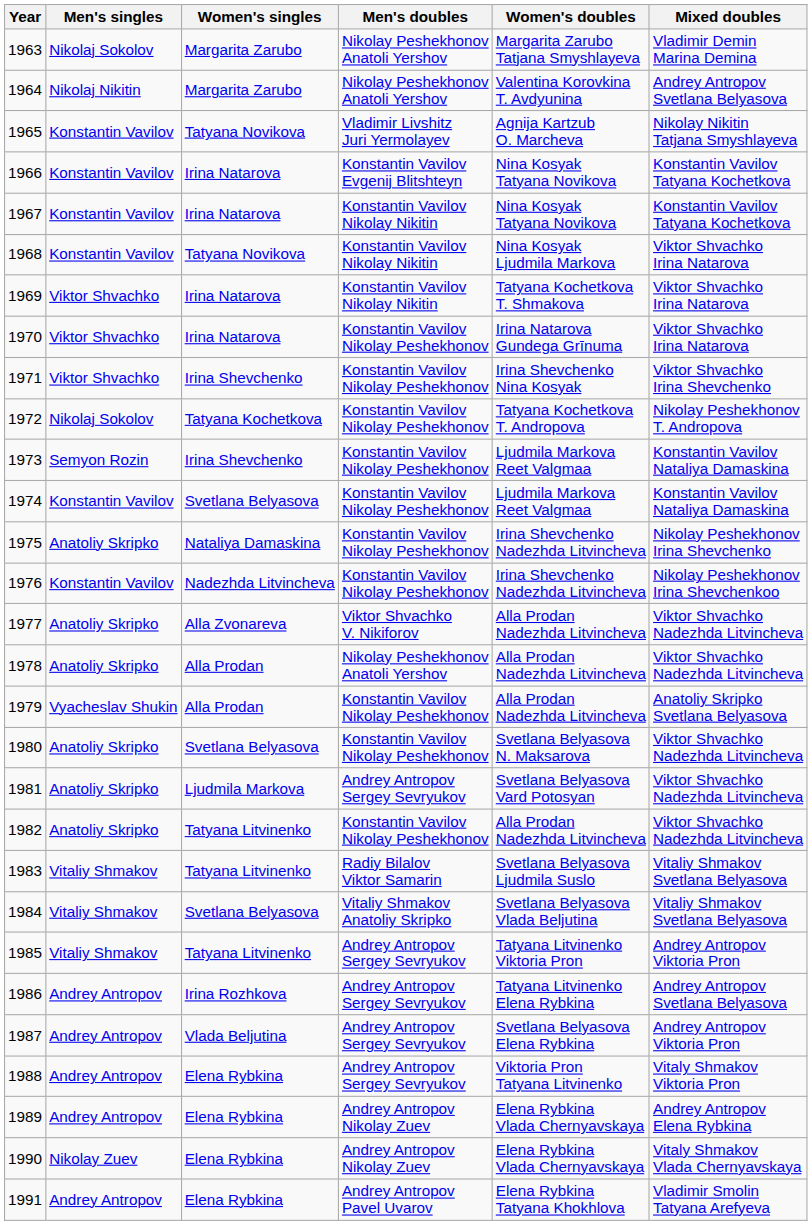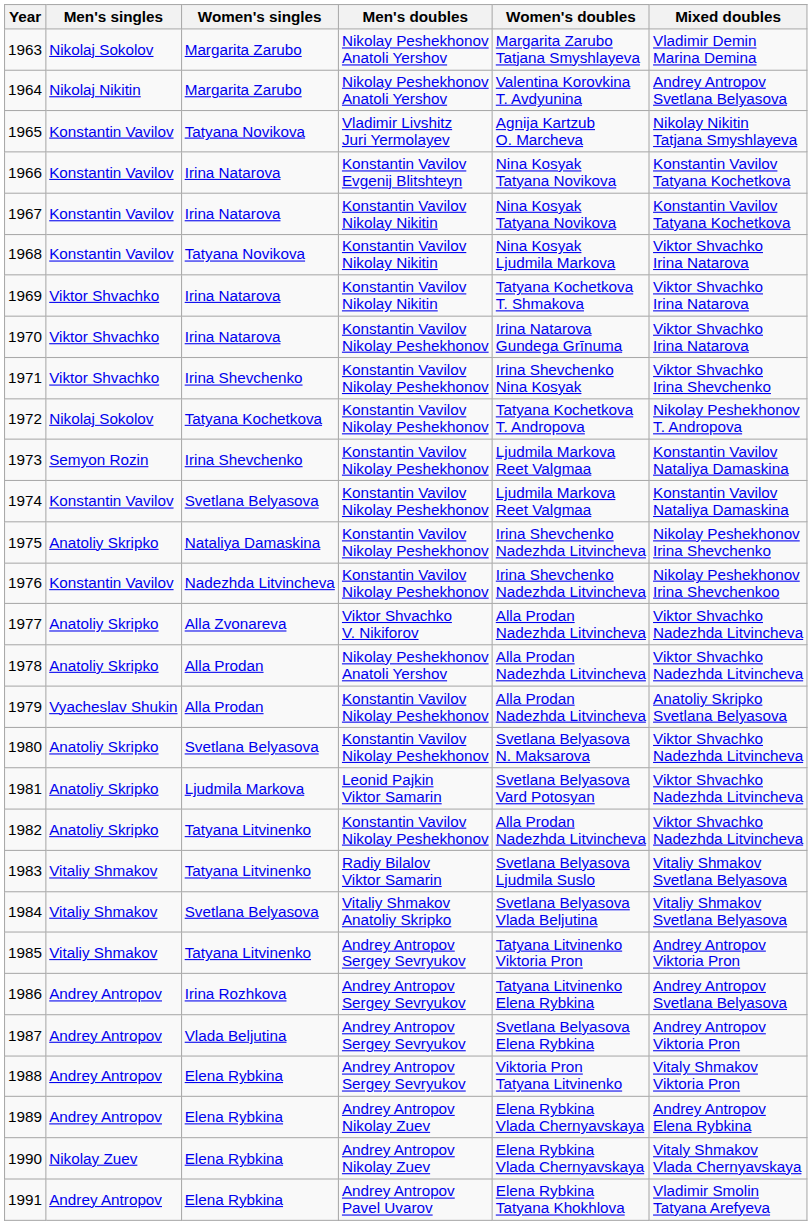(404, 789) Andrey Antropov Sergey Sevryukov -> (392, 789) Leonid Pajkin Viktor Samarin
